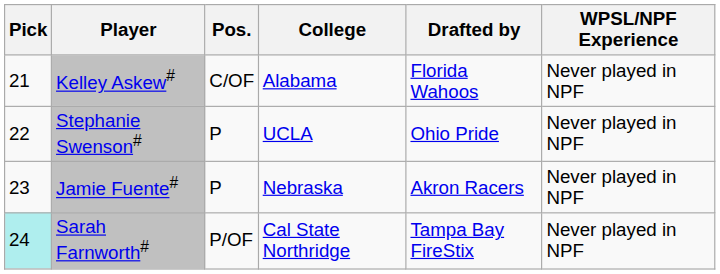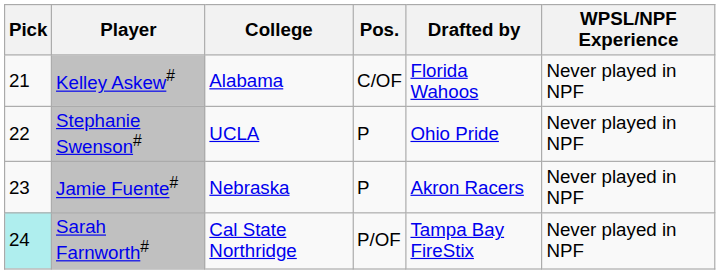columns swapped: (232, 29) <-> (332, 29)
